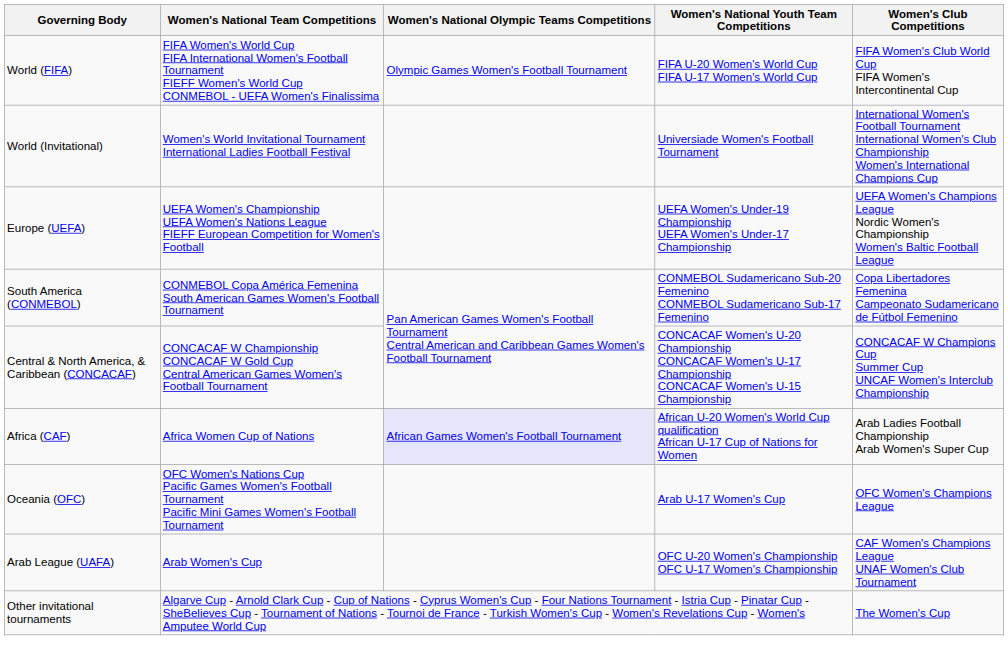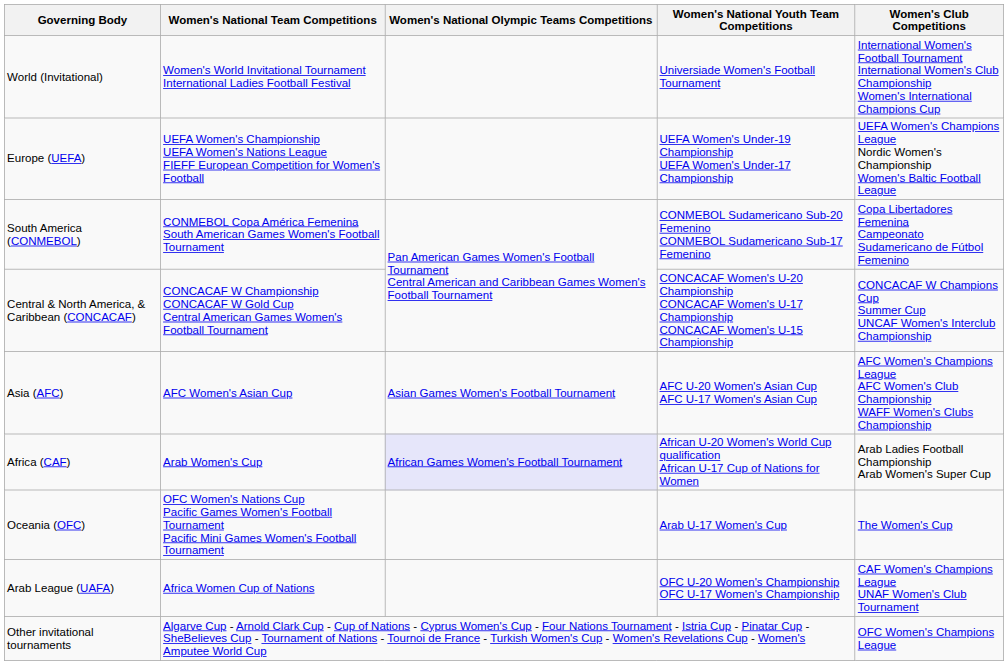- row: (40, 70)
+ row: (35, 393)
(238, 437) Africa Women Cup of Nations -> (213, 462) Arab Women's Cup
(924, 500) OFC Women's Champions League -> (905, 525) The Women's Cup
(212, 563) Arab Women's Cup -> (239, 588) Africa Women Cup of Nations
(903, 613) The Women's Cup -> (926, 638) OFC Women's Champions League
